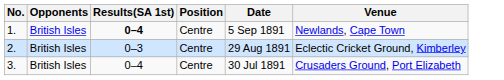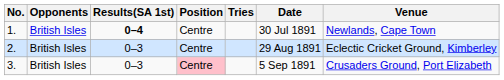+ column: (241, 13)
(256, 30) 5 Sep 1891 -> (287, 30) 30 Jul 1891
(134, 65) 0–4 -> (134, 65) 0–3
(196, 65) no background -> (196, 65) pink background
(257, 65) 30 Jul 1891 -> (287, 65) 5 Sep 1891
